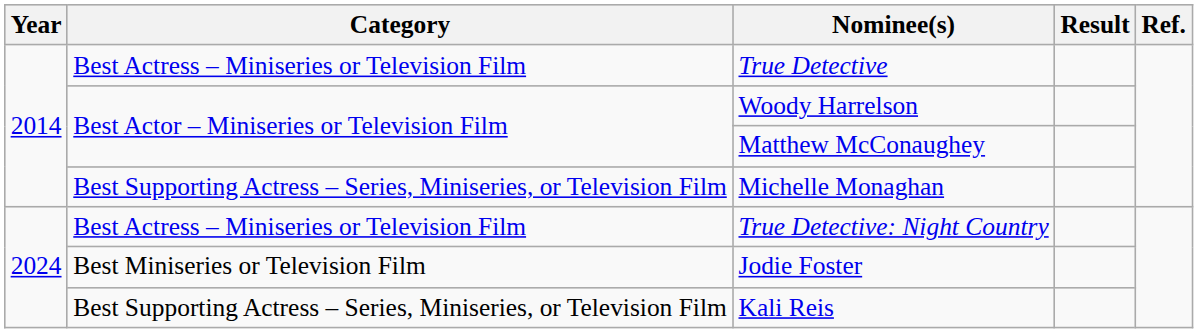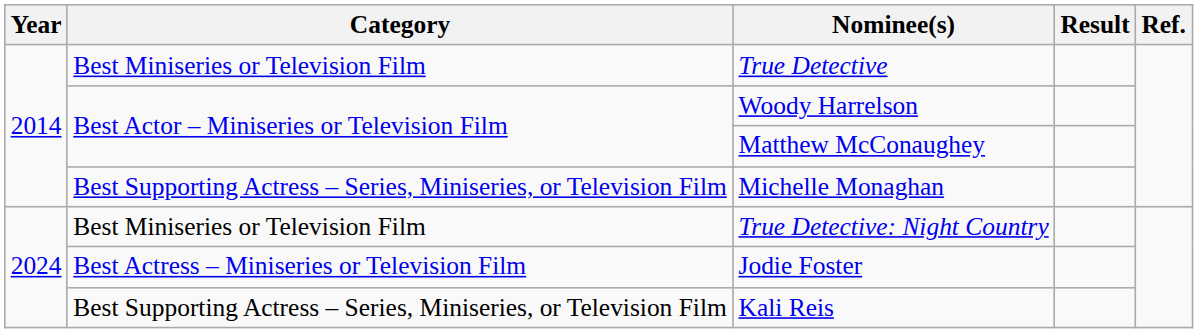(300, 65) Best Actress – Miniseries or Television Film -> (250, 65) Best Miniseries or Television Film
(300, 226) Best Actress – Miniseries or Television Film -> (250, 226) Best Miniseries or Television Film
(250, 266) Best Miniseries or Television Film -> (300, 266) Best Actress – Miniseries or Television Film
